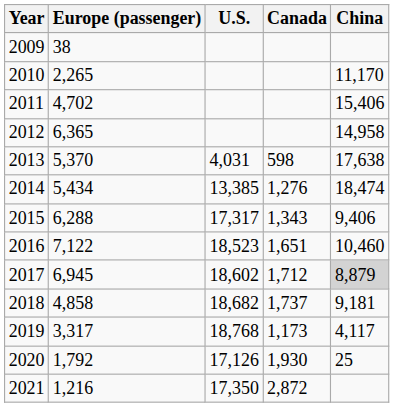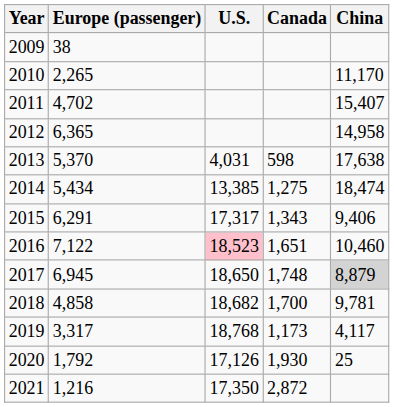(360, 103) 15,406 -> (360, 103) 15,407
(287, 189) 1,276 -> (287, 189) 1,275
(73, 217) 6,288 -> (73, 217) 6,291
(234, 246) no background -> (234, 246) pink background
(234, 274) 18,602 -> (234, 274) 18,650
(287, 274) 1,712 -> (287, 274) 1,748
(287, 302) 1,737 -> (287, 302) 1,700
(355, 302) 9,181 -> (355, 302) 9,781
